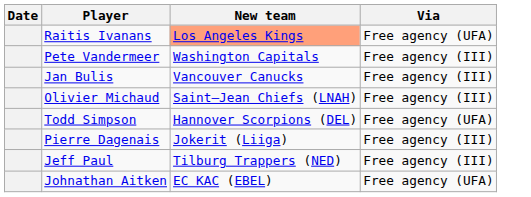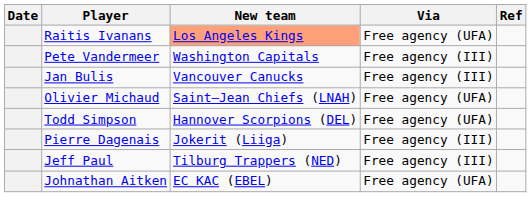+ column: (511, 15)
(428, 98) Free agency (III) -> (428, 98) Free agency (UFA)
